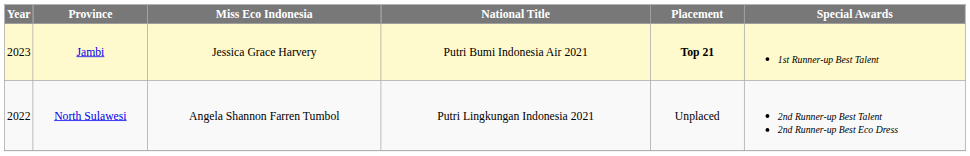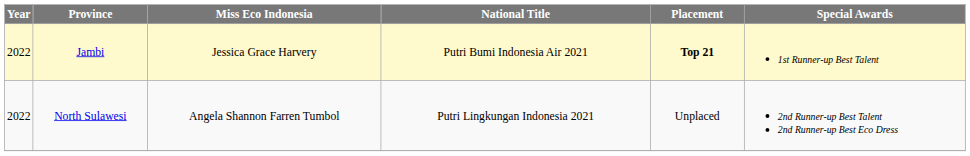(19, 52) 2023 -> (19, 52) 2022
